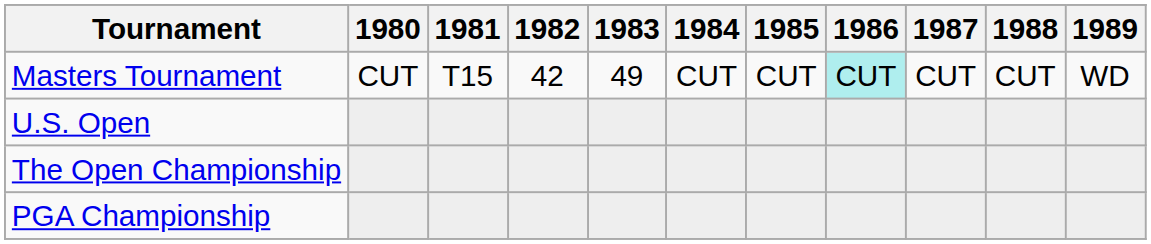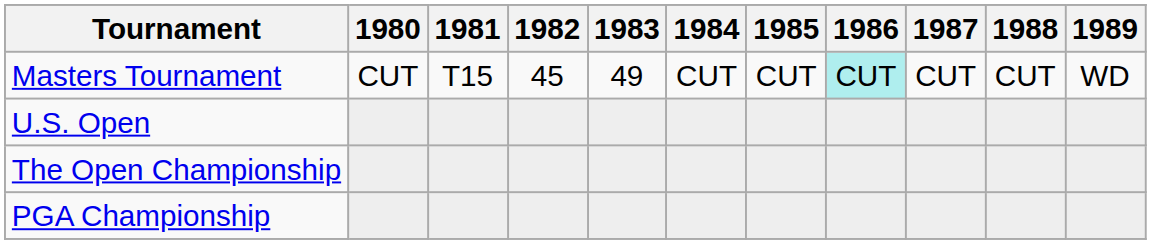(547, 76) 42 -> (547, 76) 45
